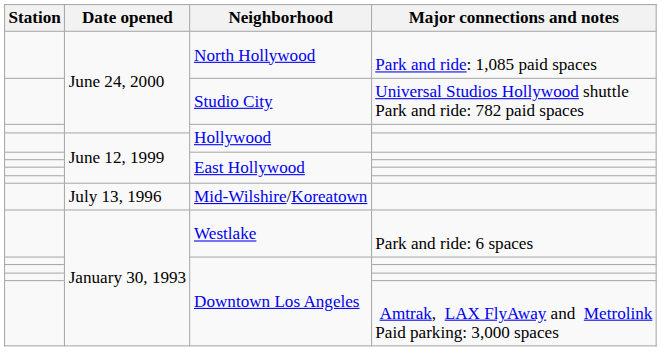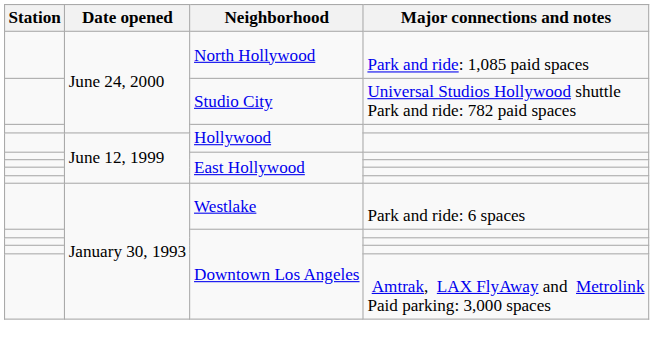- row: (281, 196)
